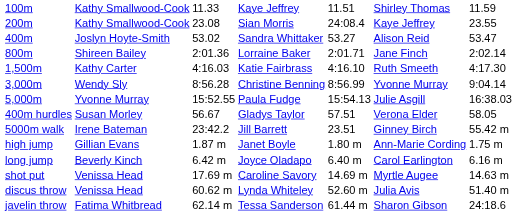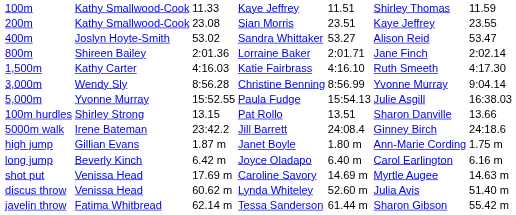(346, 23) 24:08.4 -> (342, 23) 23.51
+ row: (39, 114)
- row: (39, 114)
(342, 129) 23.51 -> (346, 129) 24:08.4
(489, 129) 55.42 m -> (487, 129) 24:18.6
(487, 205) 24:18.6 -> (489, 205) 55.42 m
